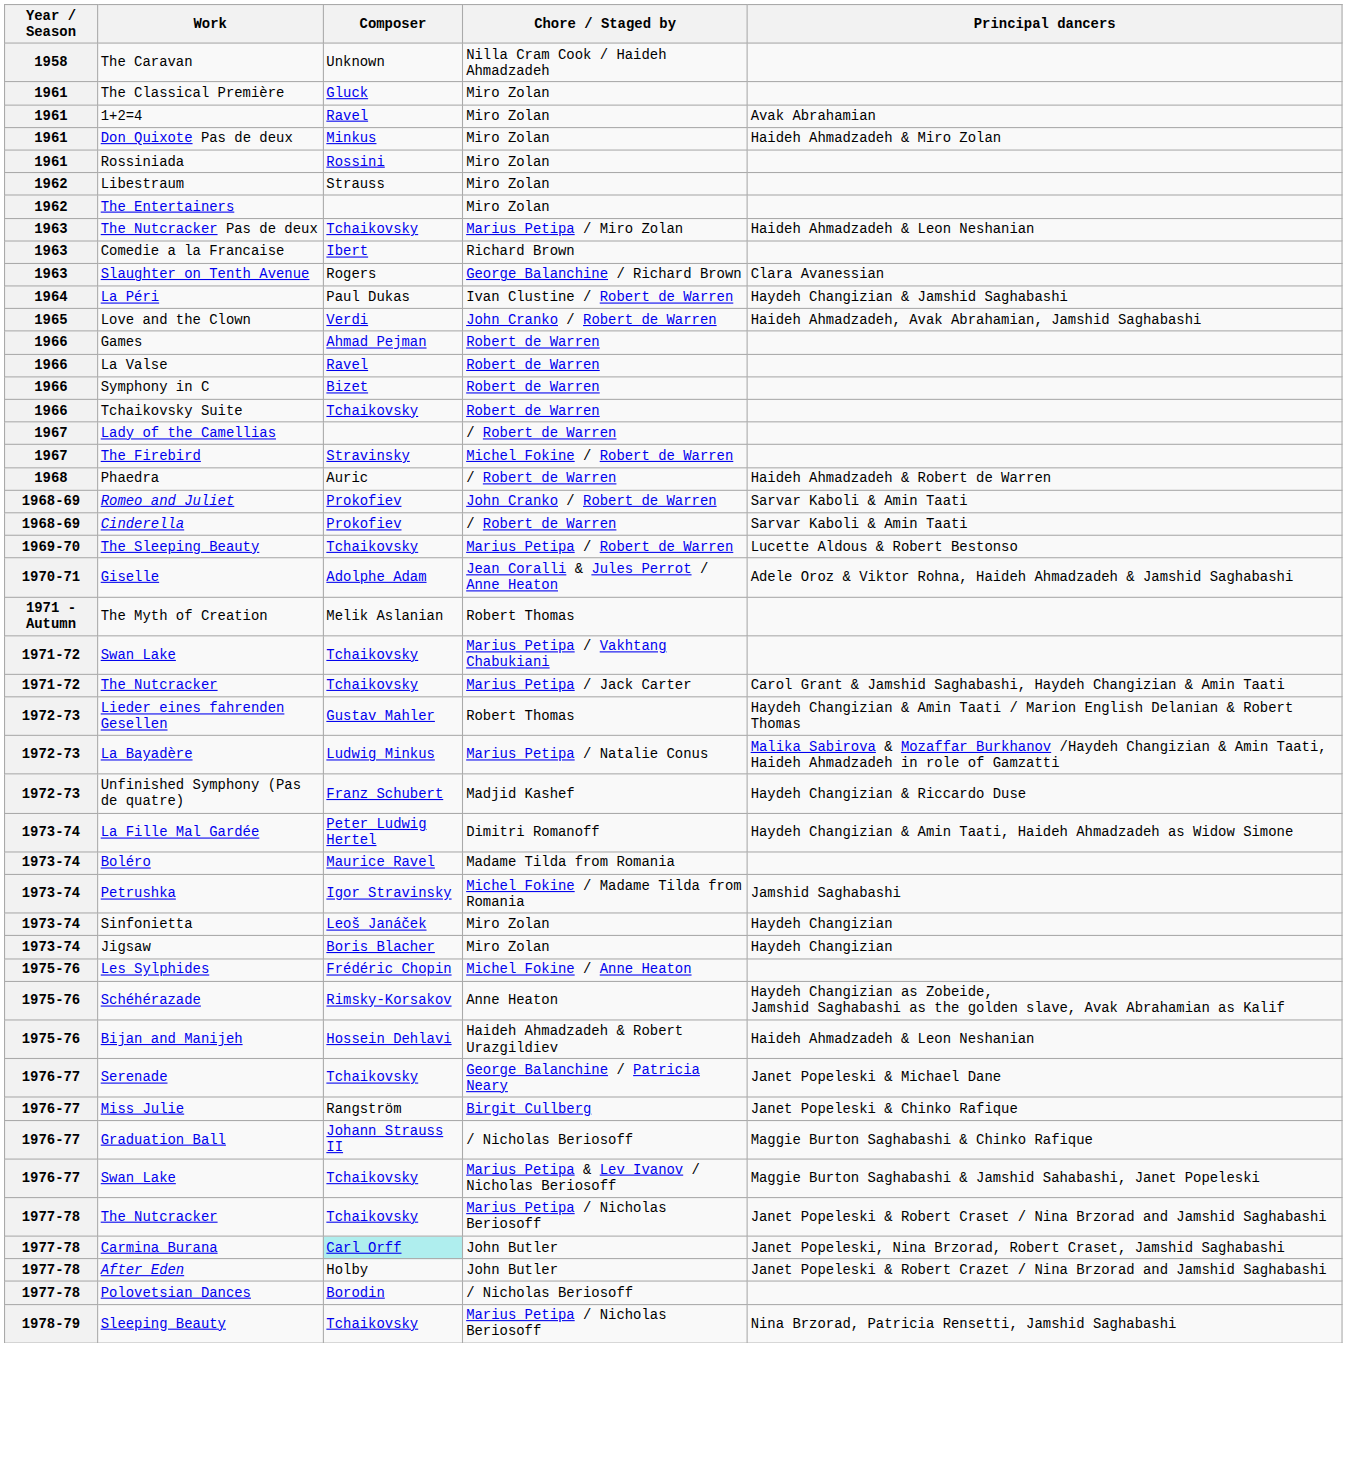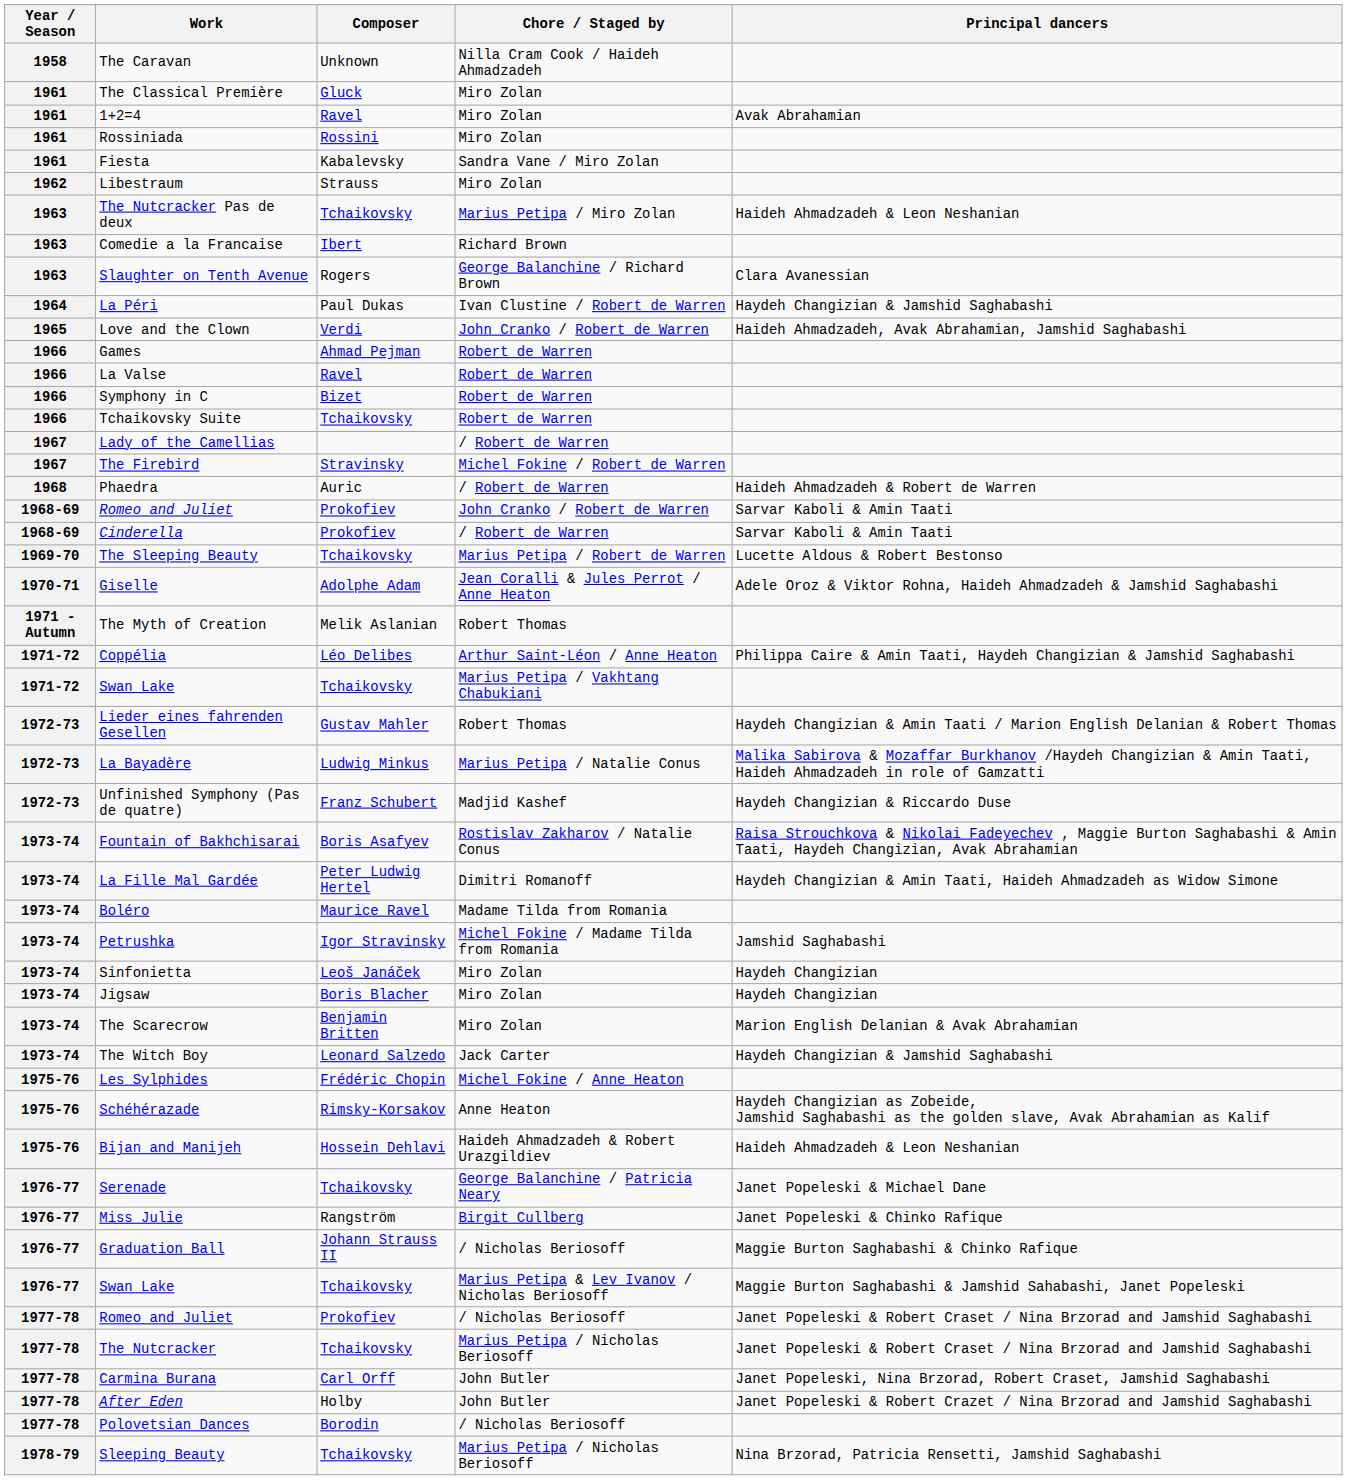- row: (197, 139)
+ row: (124, 161)
- row: (168, 207)
+ row: (133, 656)
- row: (159, 686)
+ row: (199, 842)
+ row: (154, 1026)
+ row: (154, 1057)
+ row: (166, 1318)
(364, 1248) paleturquoise background -> (358, 1380) no background
